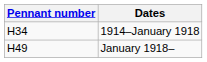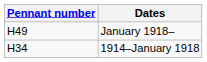rows swapped: (150, 31) <-> (138, 48)
